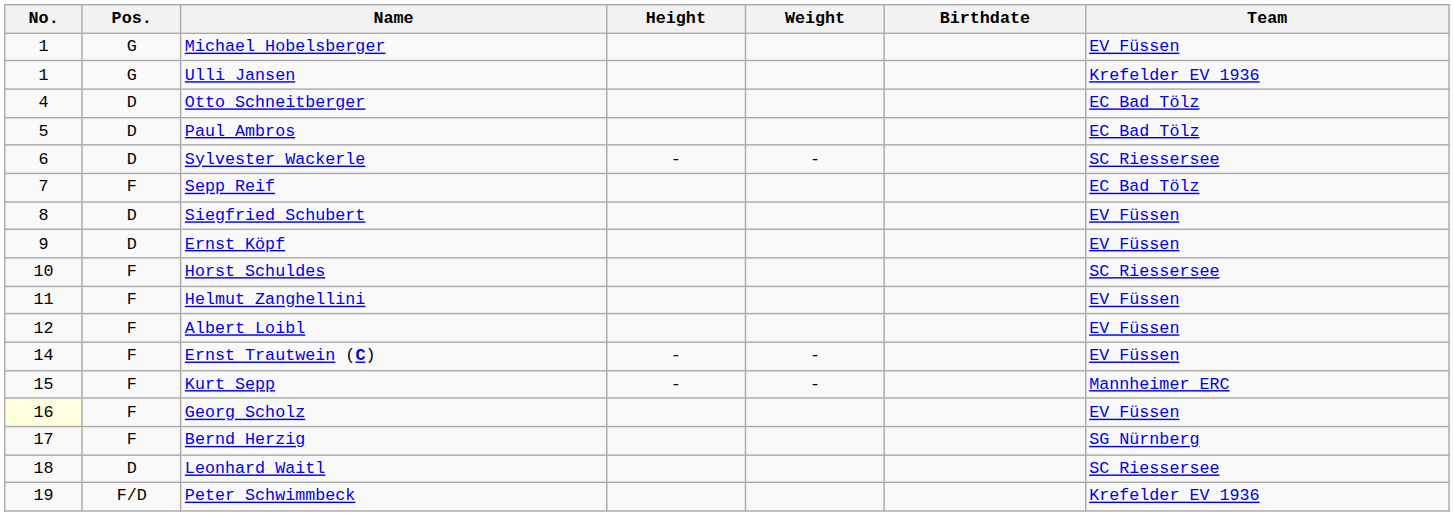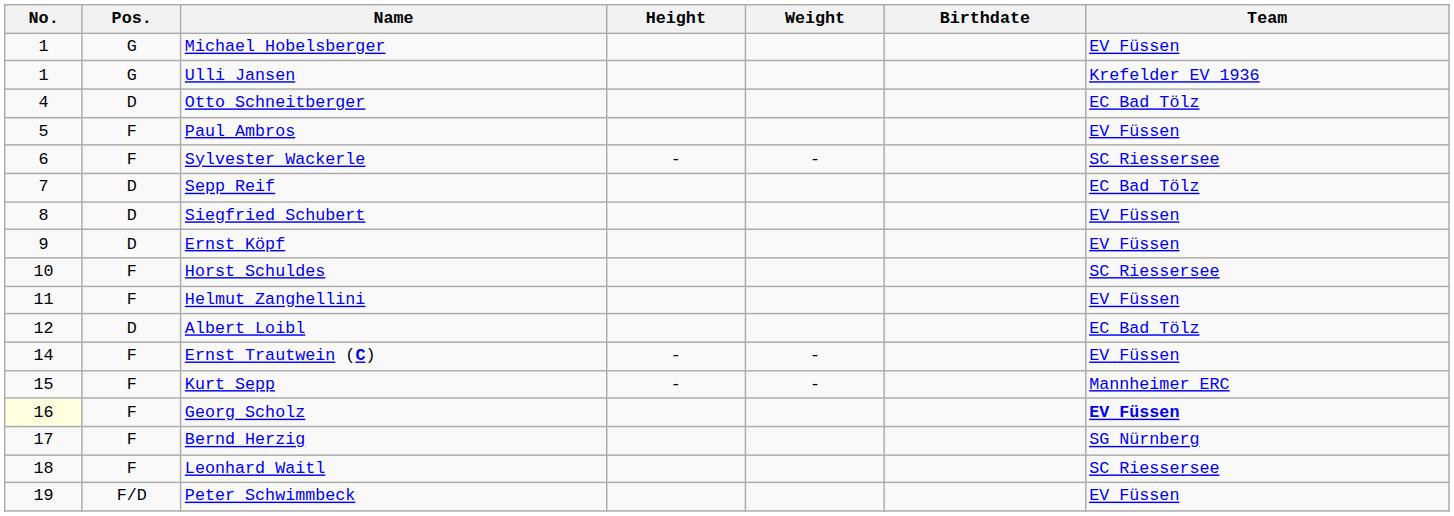(132, 131) D -> (132, 131) F
(1144, 131) EC Bad Tölz -> (1134, 131) EV Füssen
(132, 159) D -> (132, 159) F
(132, 187) F -> (132, 187) D
(132, 328) F -> (132, 328) D
(1134, 328) EV Füssen -> (1144, 328) EC Bad Tölz
(1134, 412) normal -> (1134, 412) bold
(132, 468) D -> (132, 468) F
(1174, 496) Krefelder EV 1936 -> (1134, 496) EV Füssen
